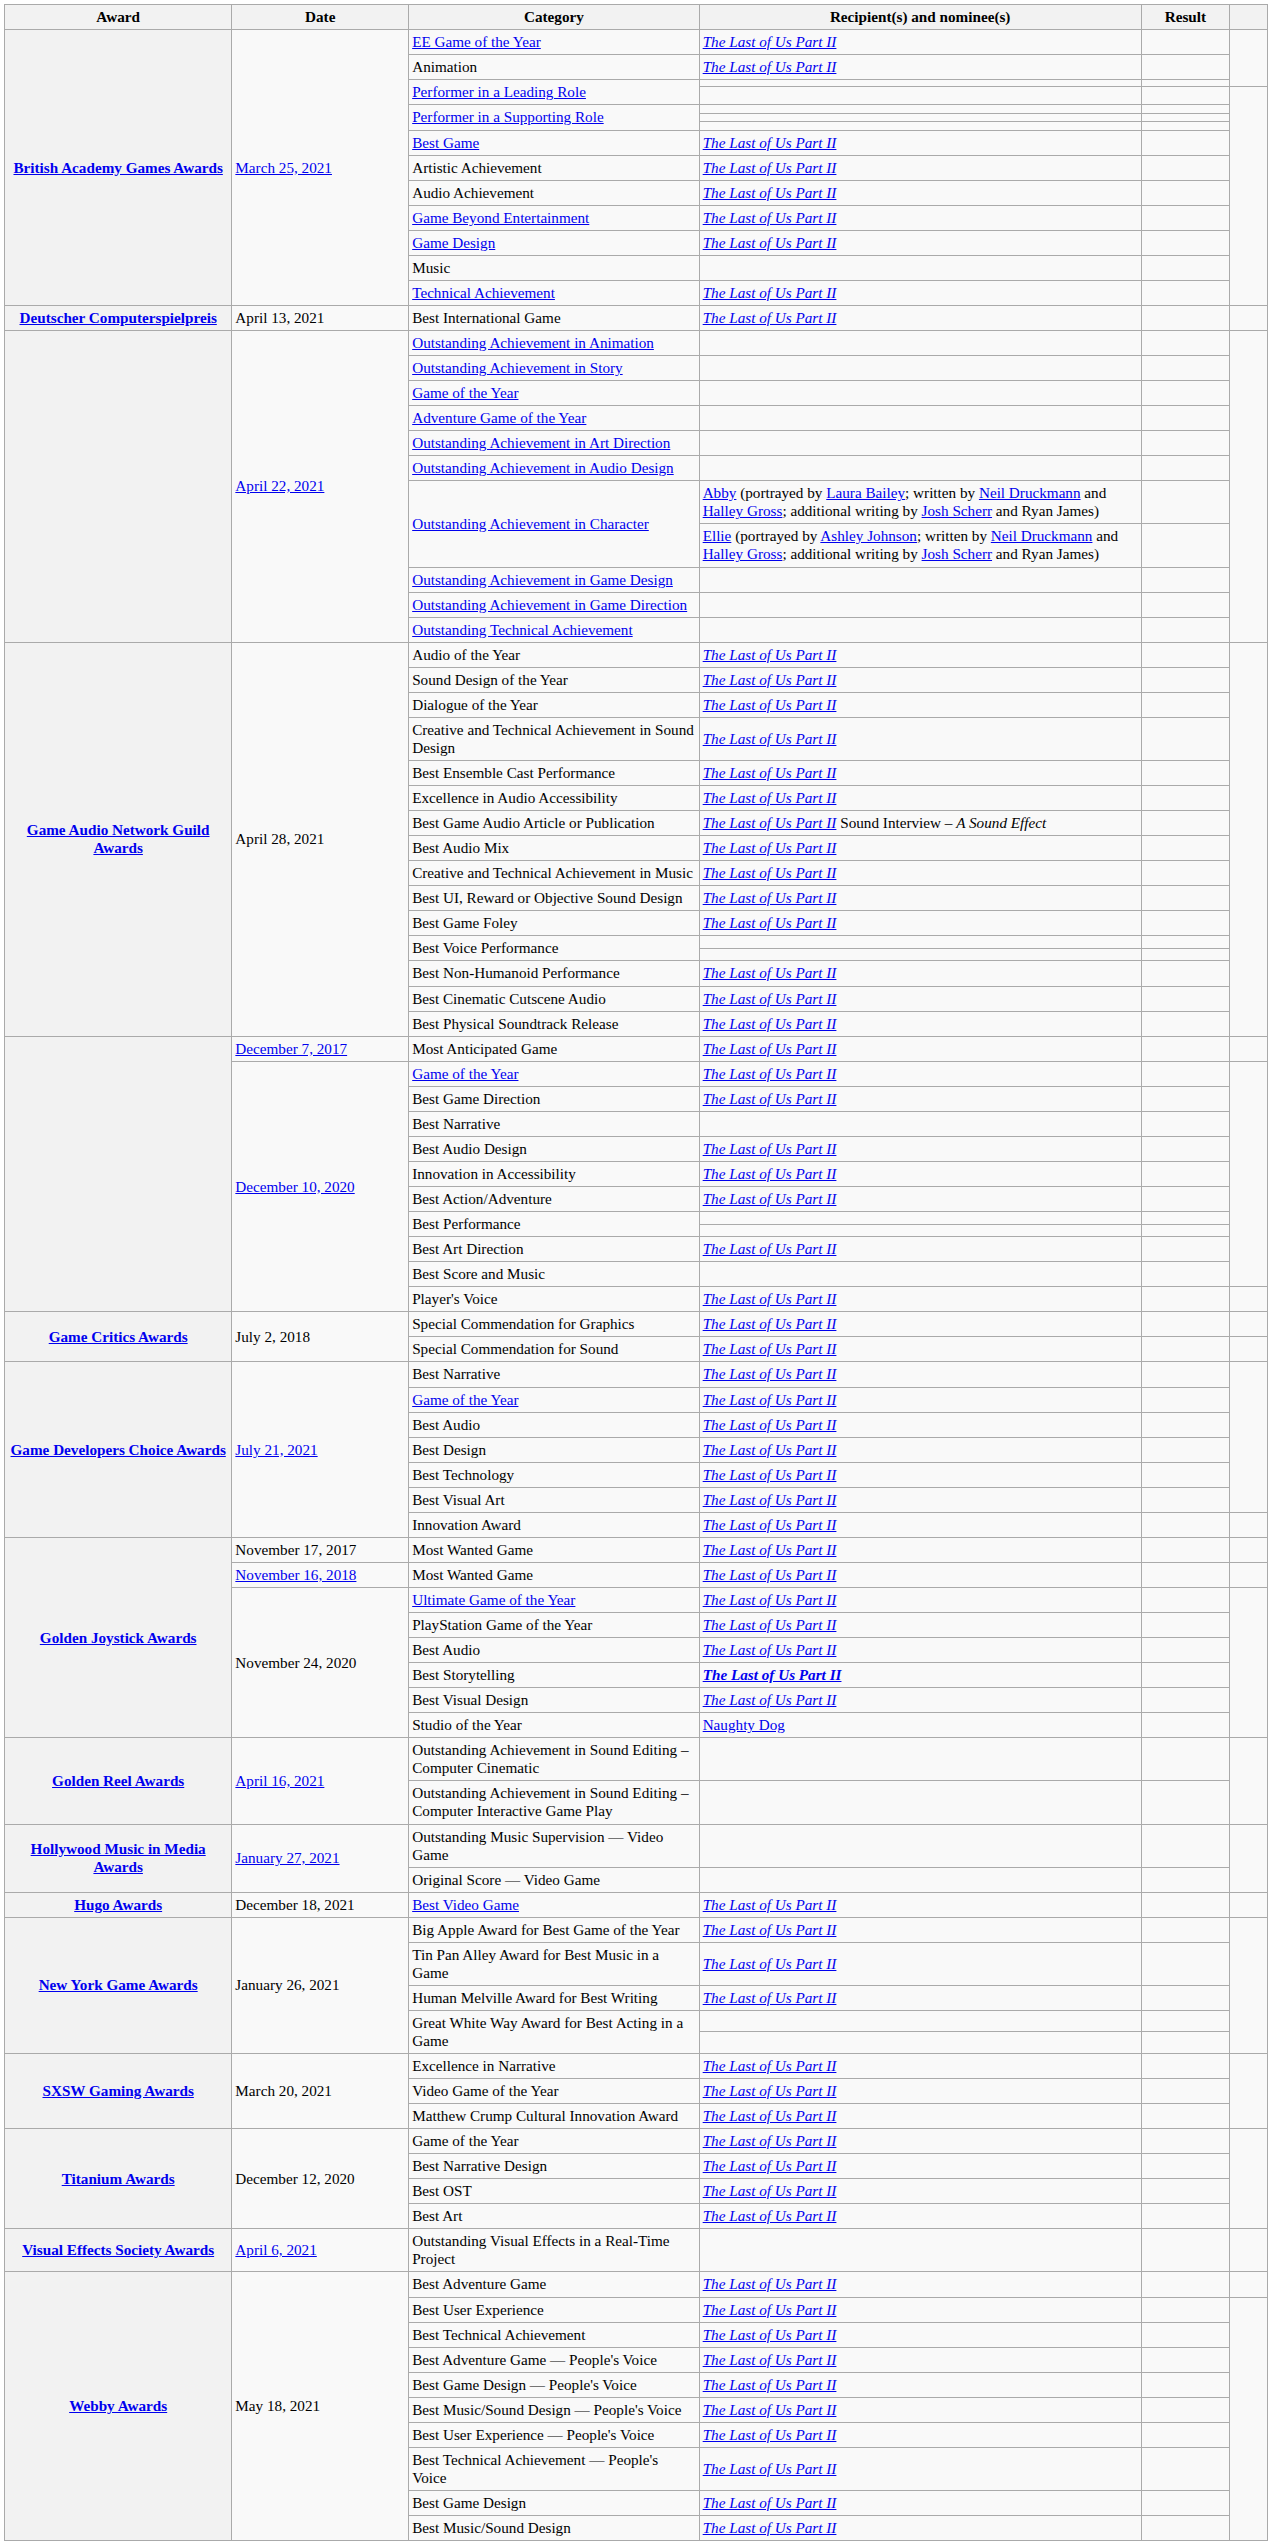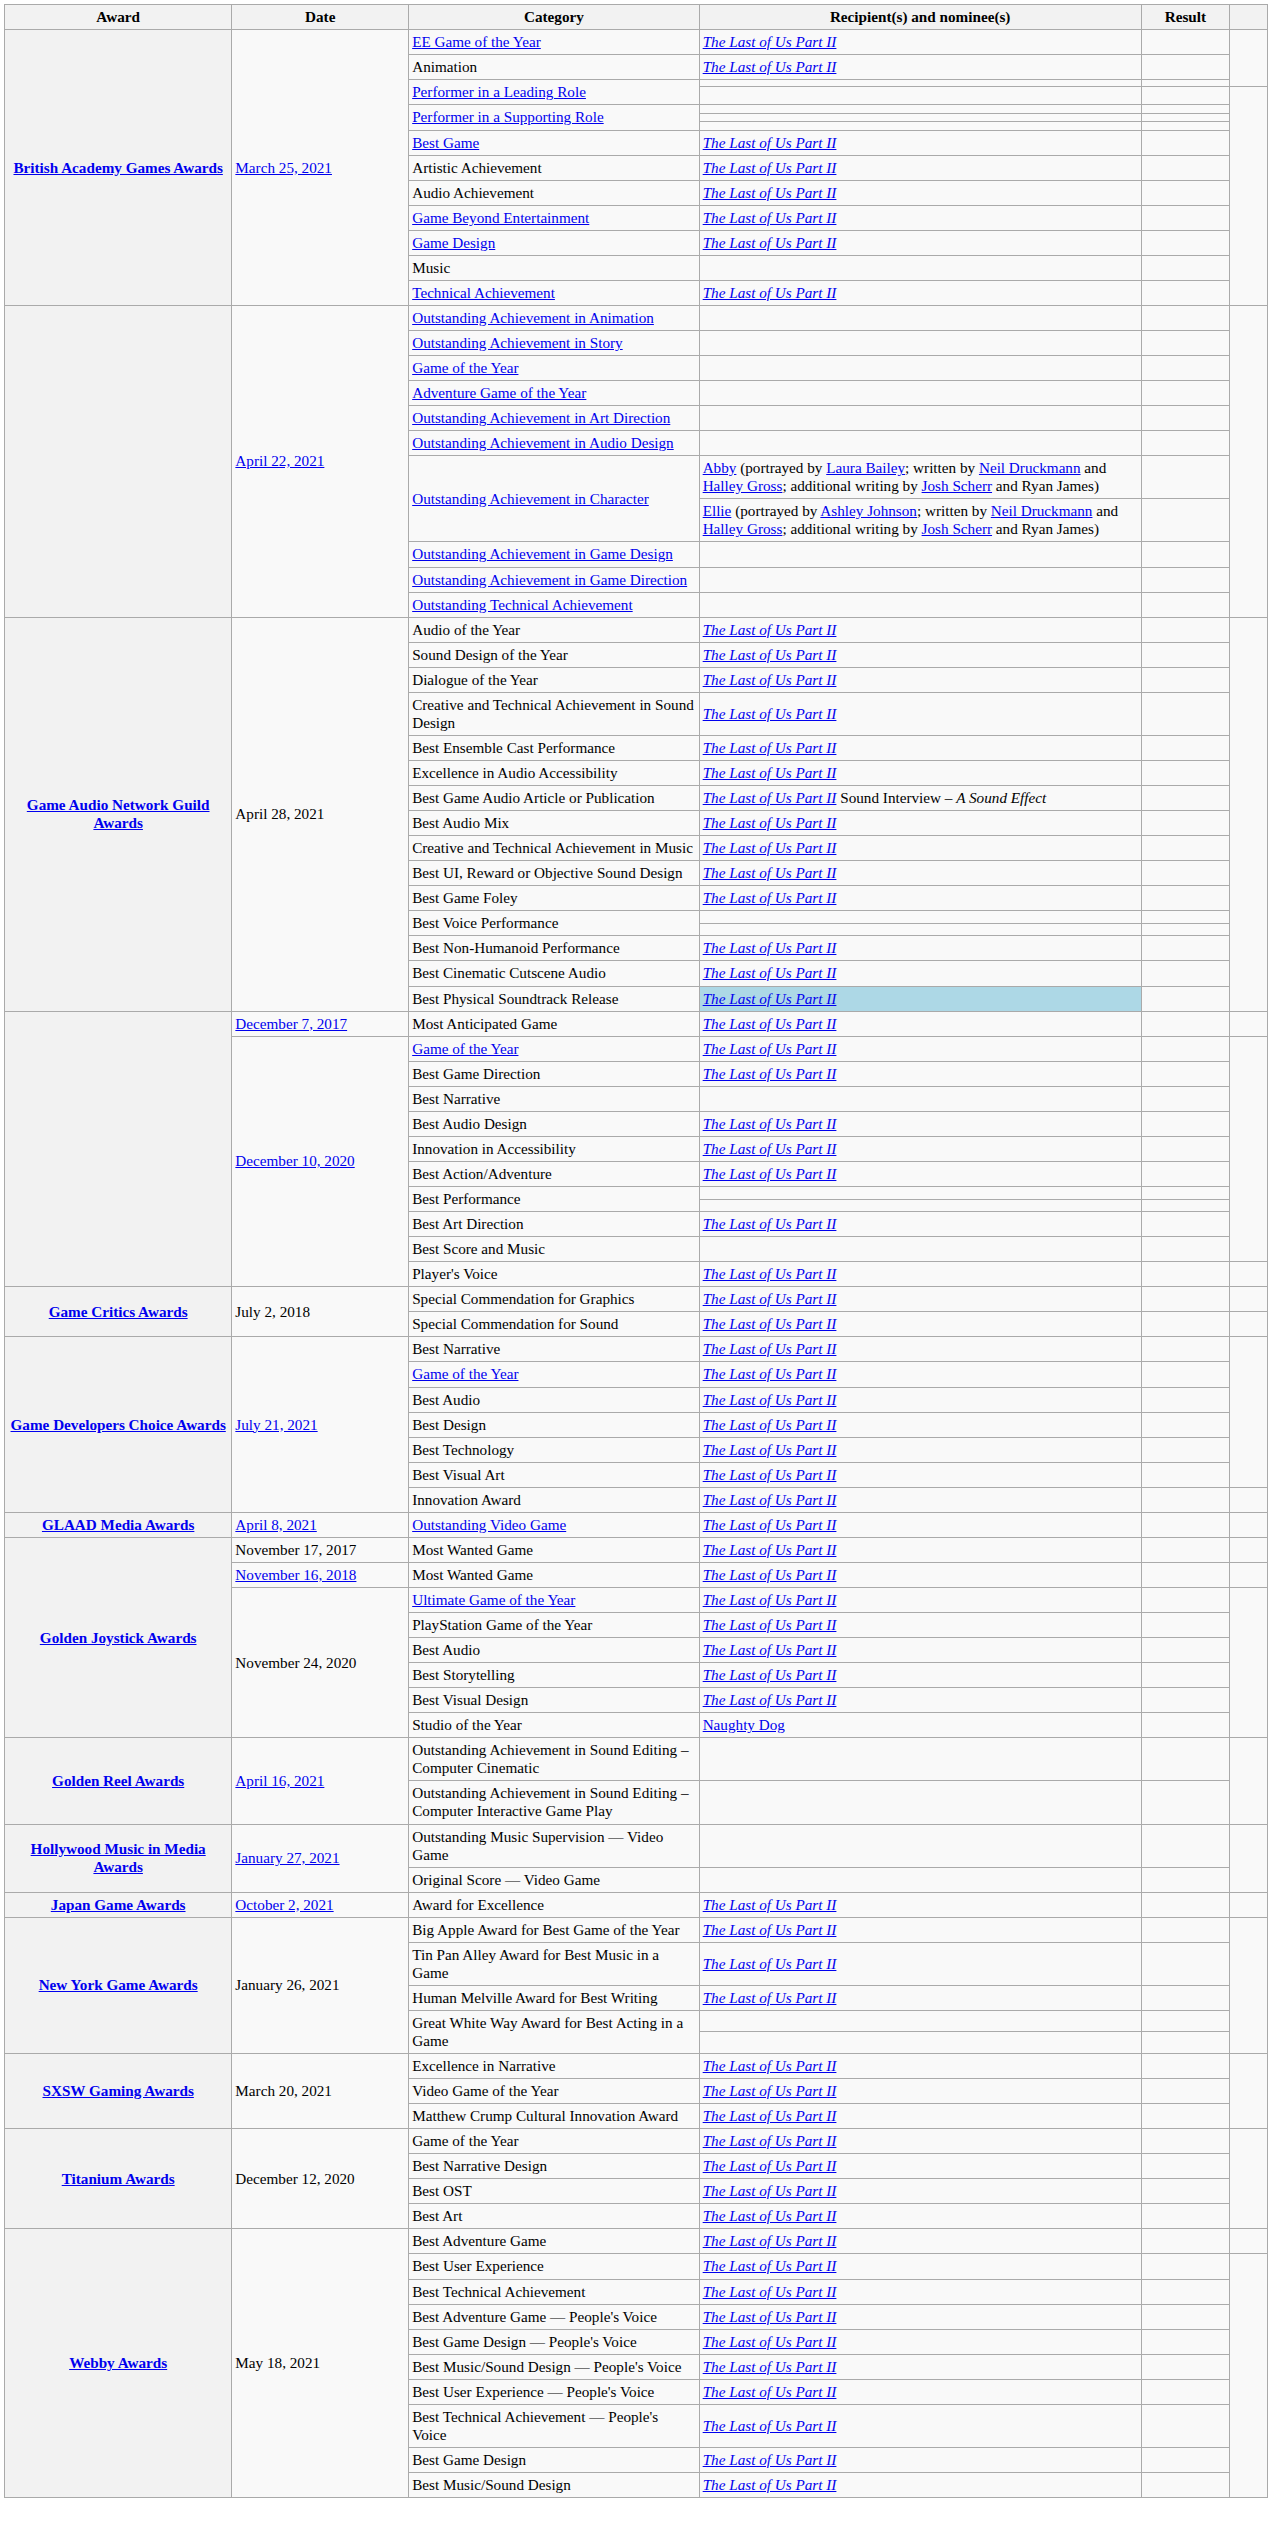- row: (280, 317)
(770, 1023) no background -> (770, 998) lightblue background
+ row: (276, 1524)
(772, 1675) bold -> (770, 1675) normal
- row: (295, 1904)
+ row: (284, 1904)
- row: (276, 2250)
